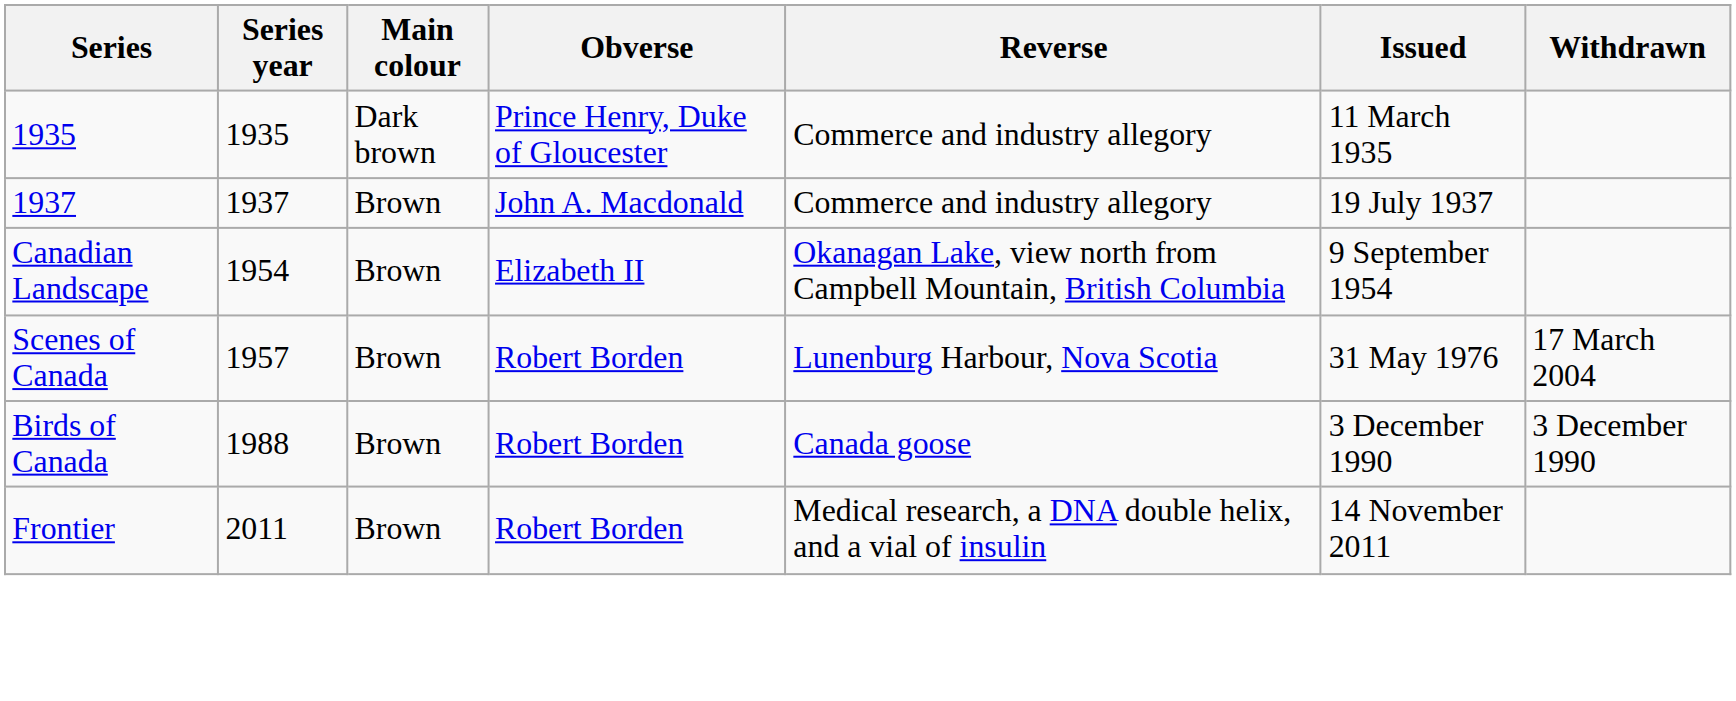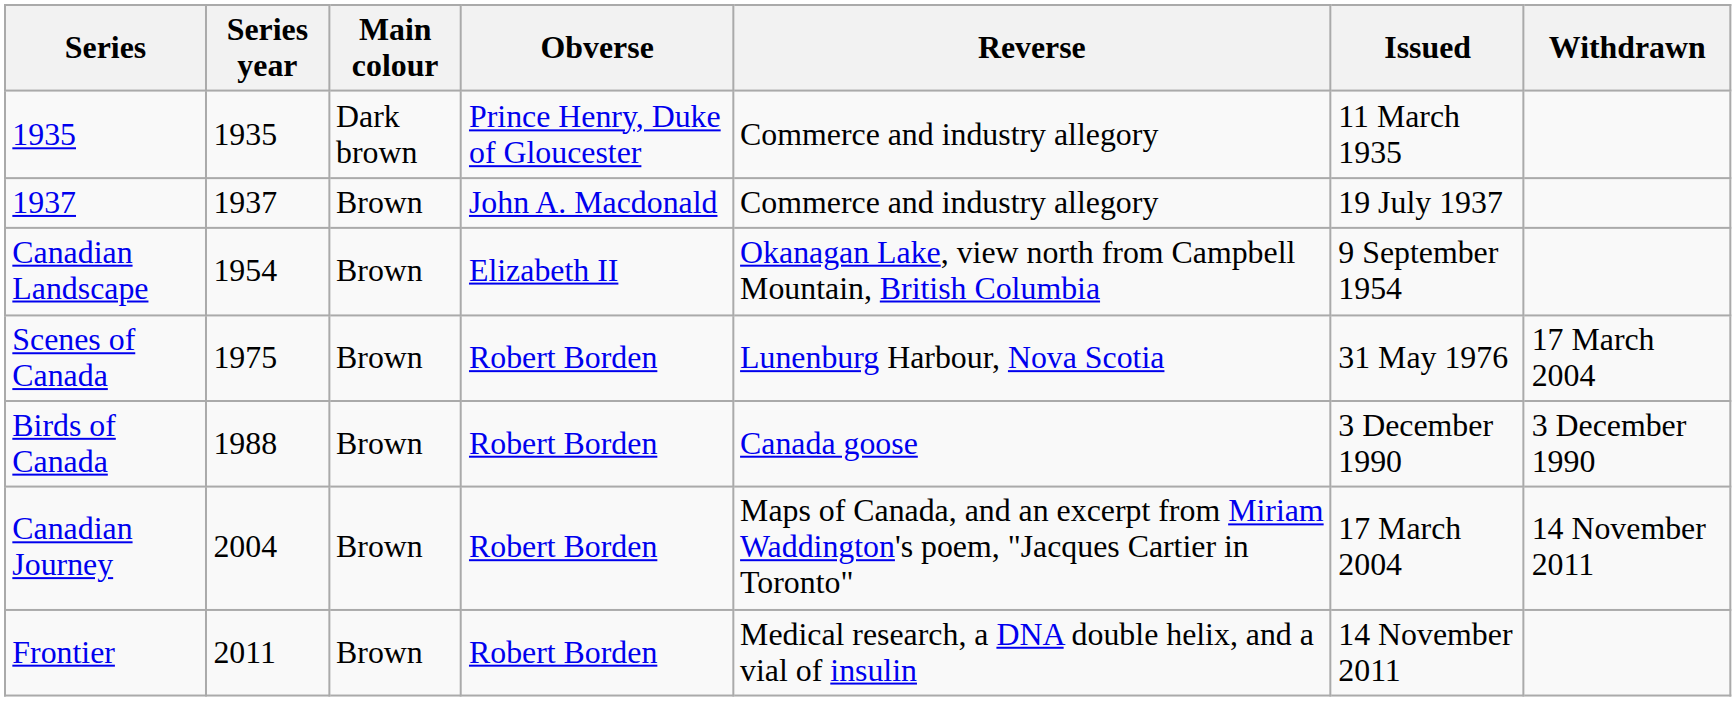(257, 357) 1957 -> (245, 357) 1975
+ row: (72, 547)
